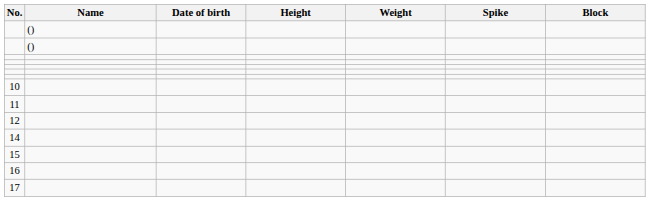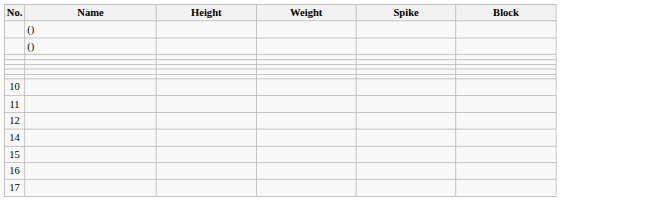- column: (201, 12)
